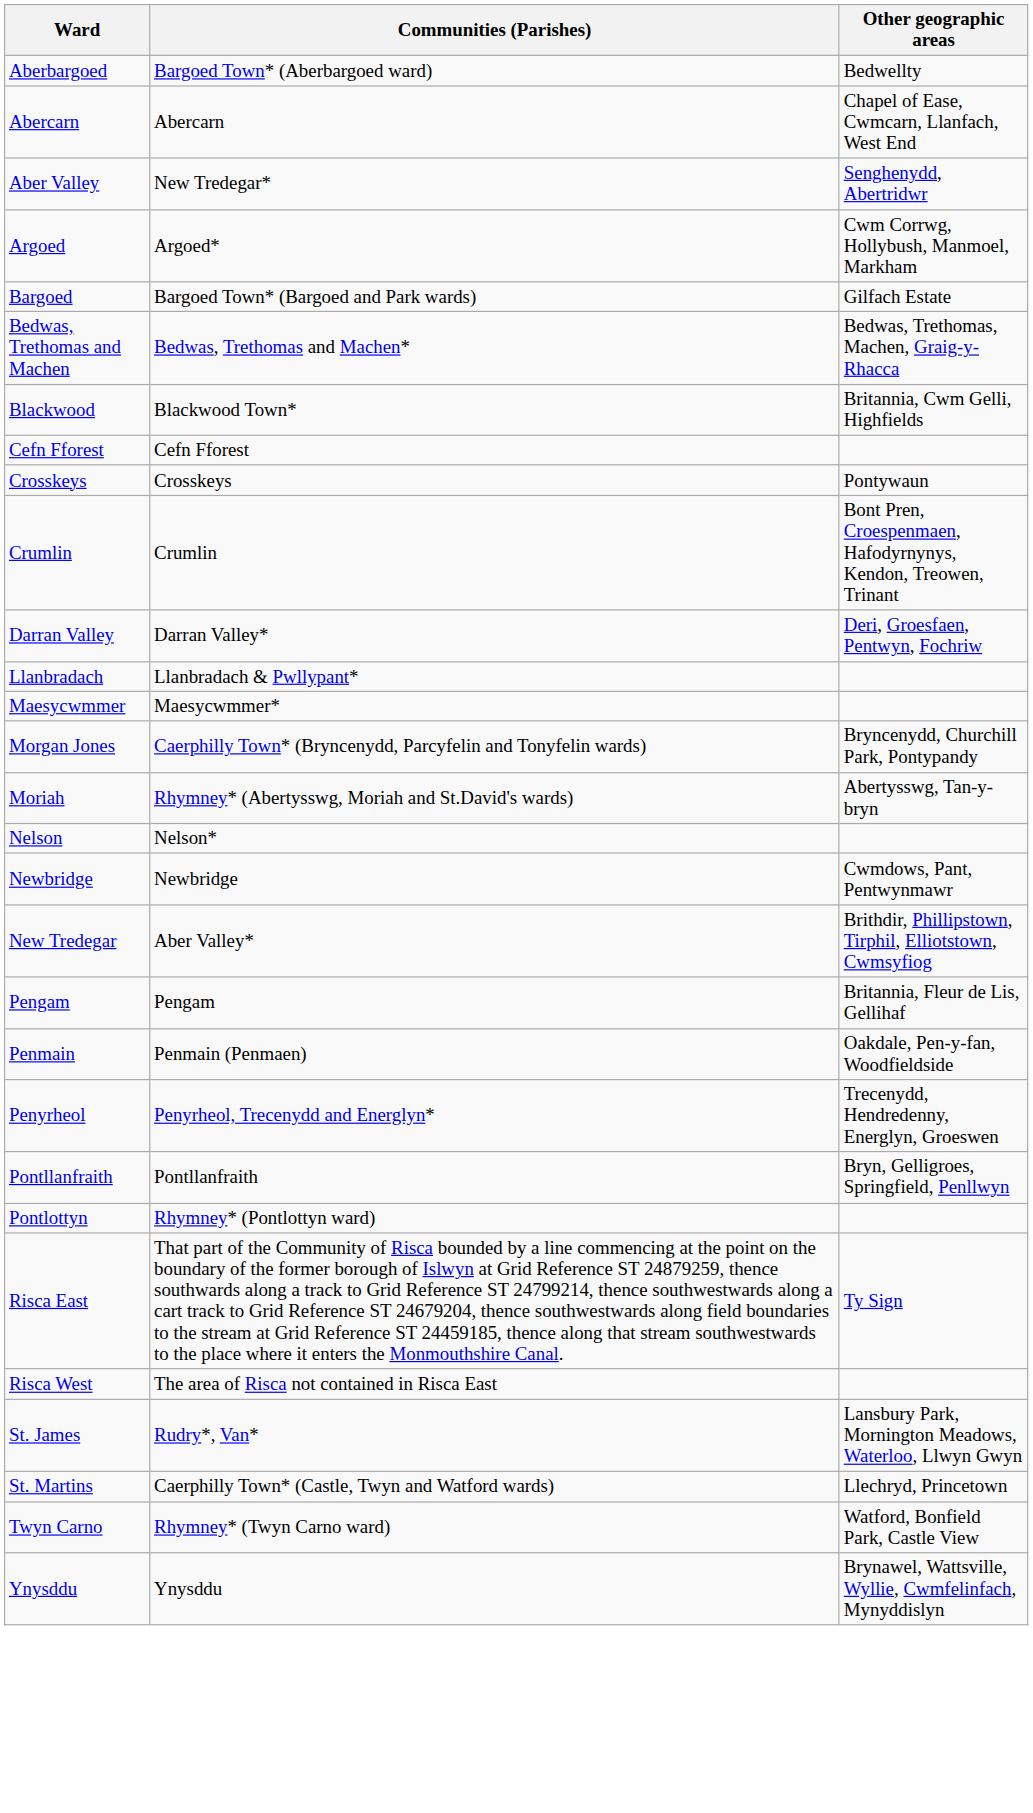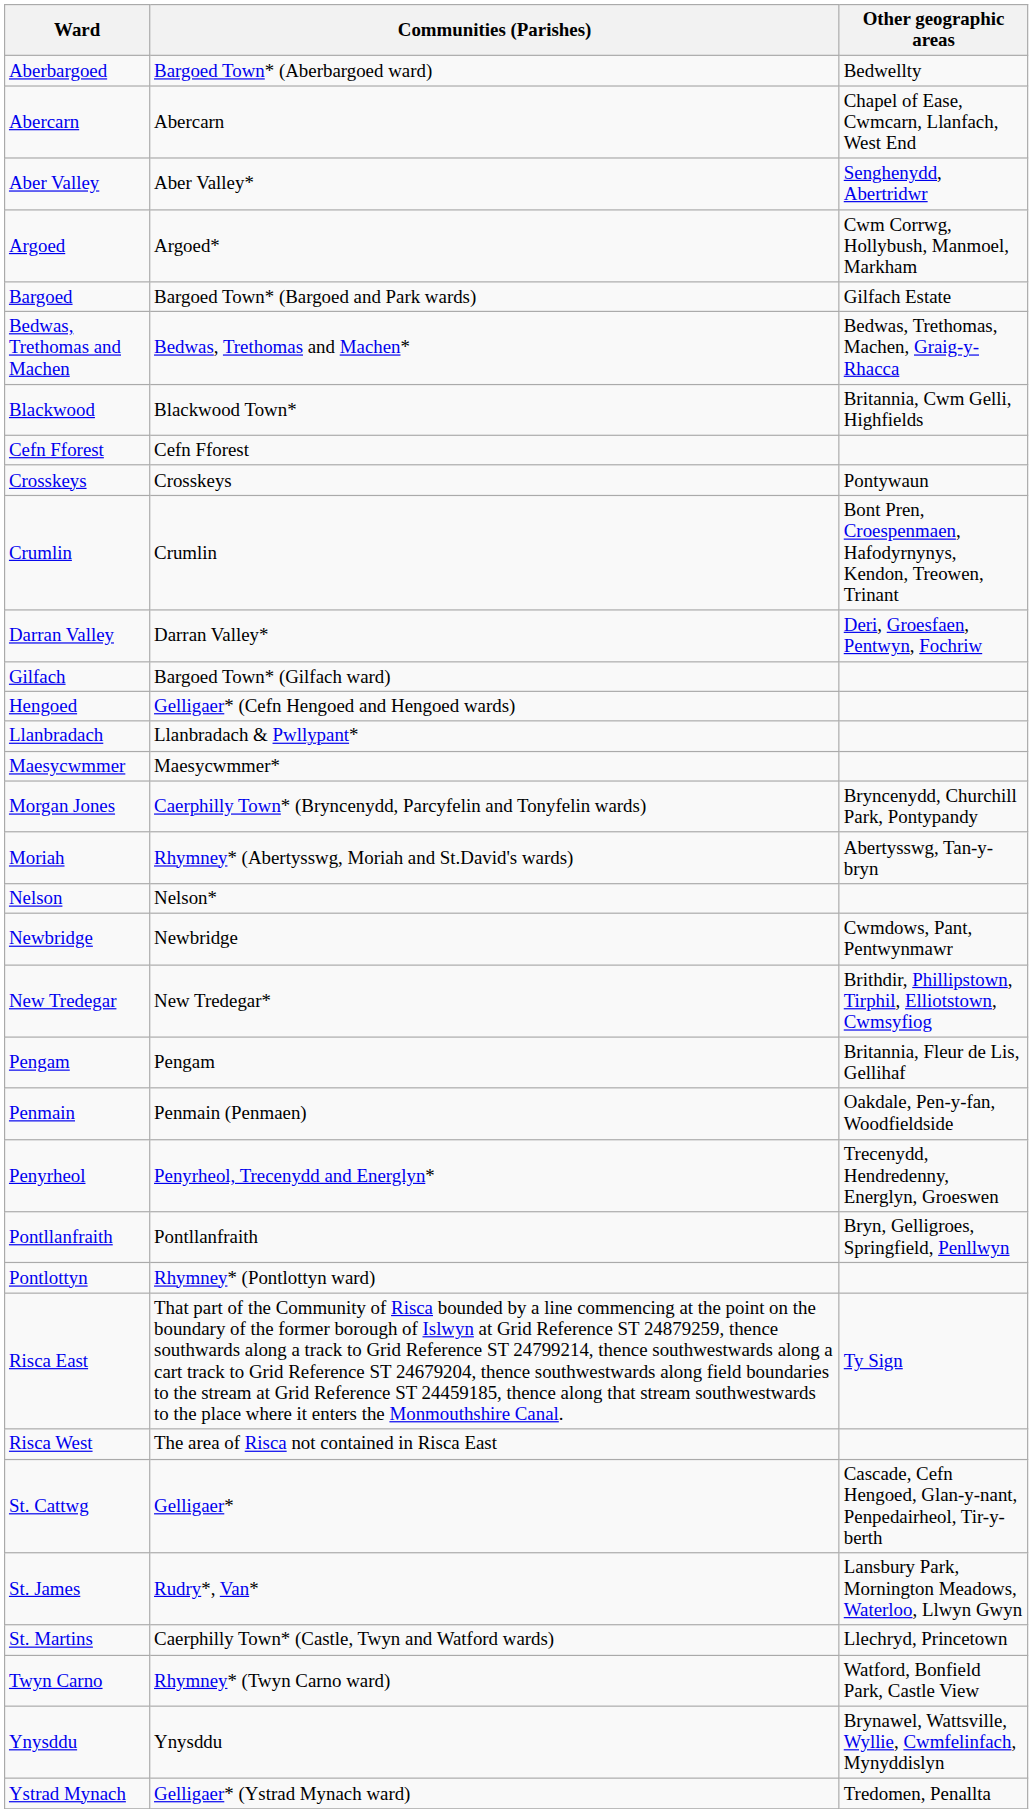(213, 183) New Tredegar* -> (204, 183) Aber Valley*
+ row: (37, 676)
+ row: (43, 706)
(204, 940) Aber Valley* -> (213, 1000) New Tredegar*
+ row: (49, 1505)
+ row: (67, 1793)
